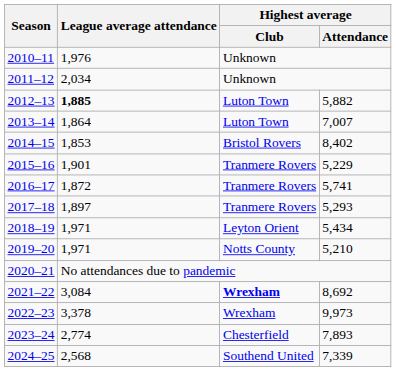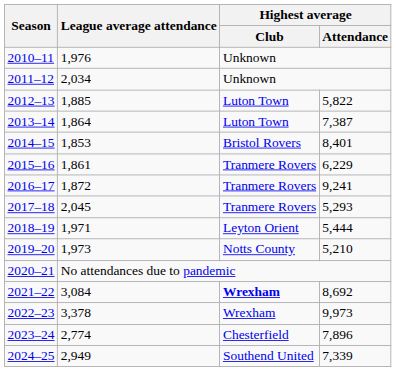(76, 100) bold -> (76, 100) normal
(337, 100) 5,882 -> (337, 100) 5,822
(337, 121) 7,007 -> (337, 121) 7,387
(337, 143) 8,402 -> (337, 143) 8,401
(76, 164) 1,901 -> (76, 164) 1,861
(337, 164) 5,229 -> (337, 164) 6,229
(337, 185) 5,741 -> (337, 185) 9,241
(76, 206) 1,897 -> (76, 206) 2,045
(337, 228) 5,434 -> (337, 228) 5,444
(76, 249) 1,971 -> (76, 249) 1,973
(337, 334) 7,893 -> (337, 334) 7,896
(76, 356) 2,568 -> (76, 356) 2,949
